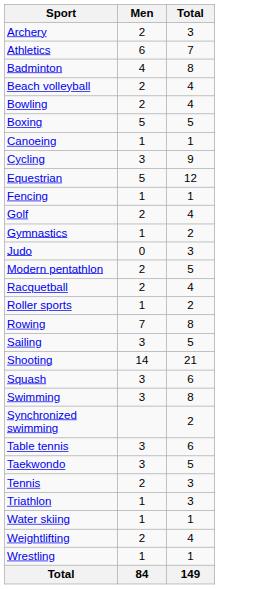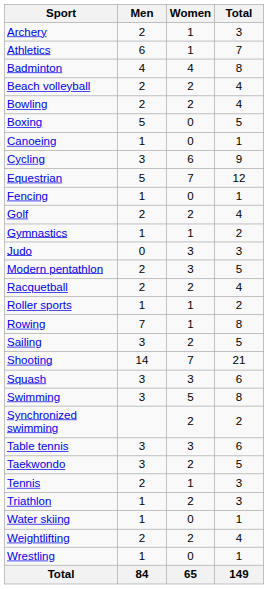+ column: (190, 13)
